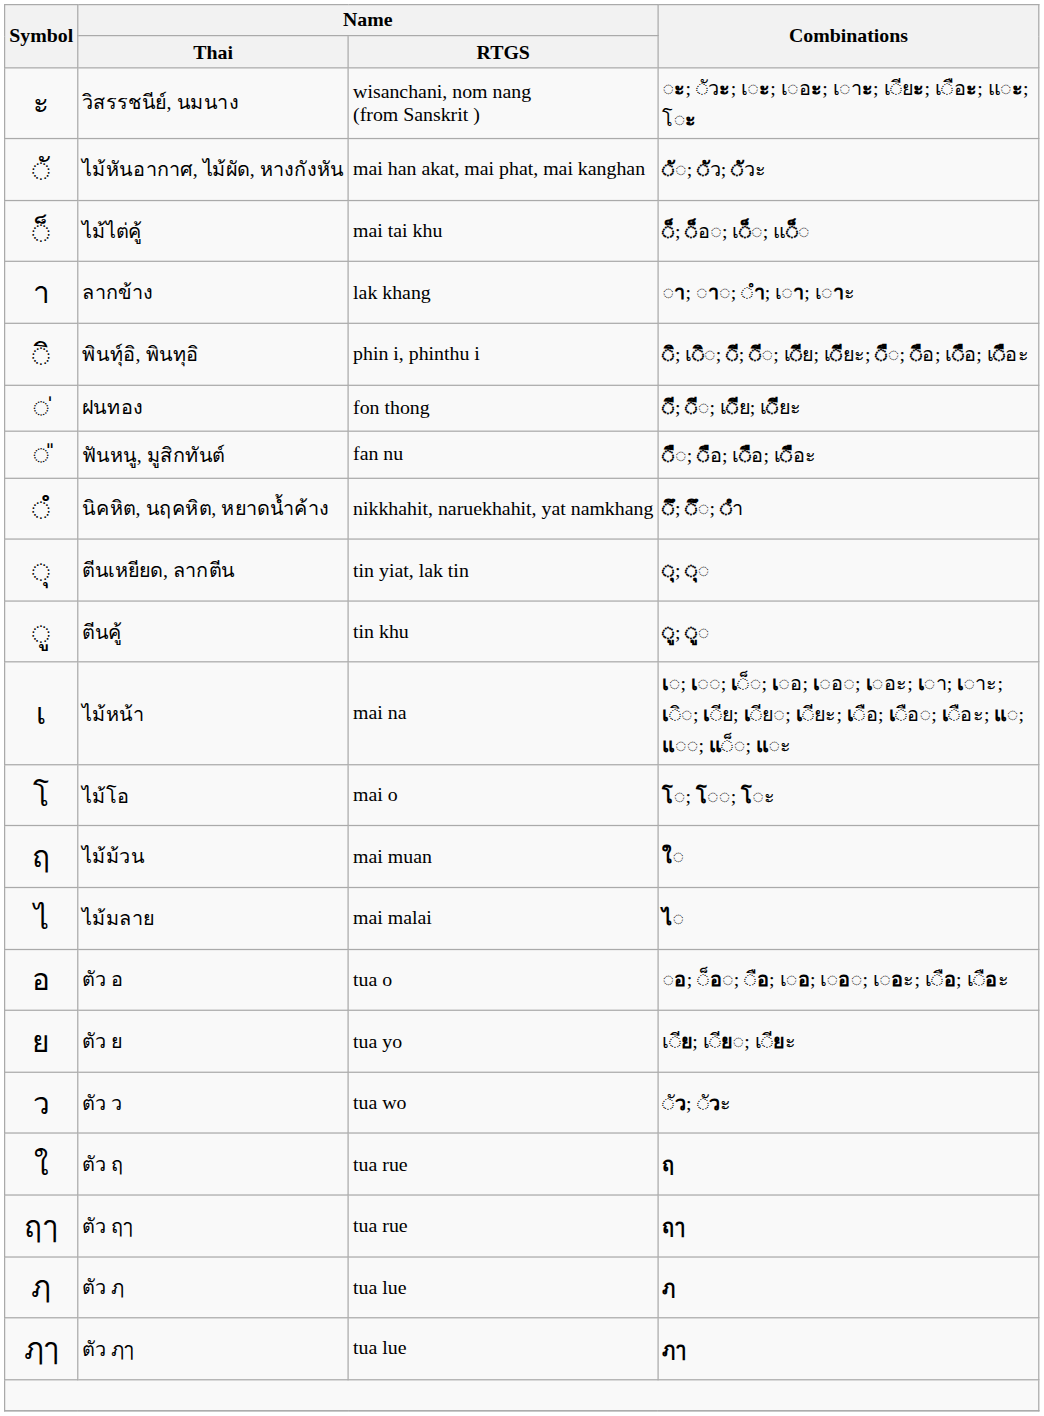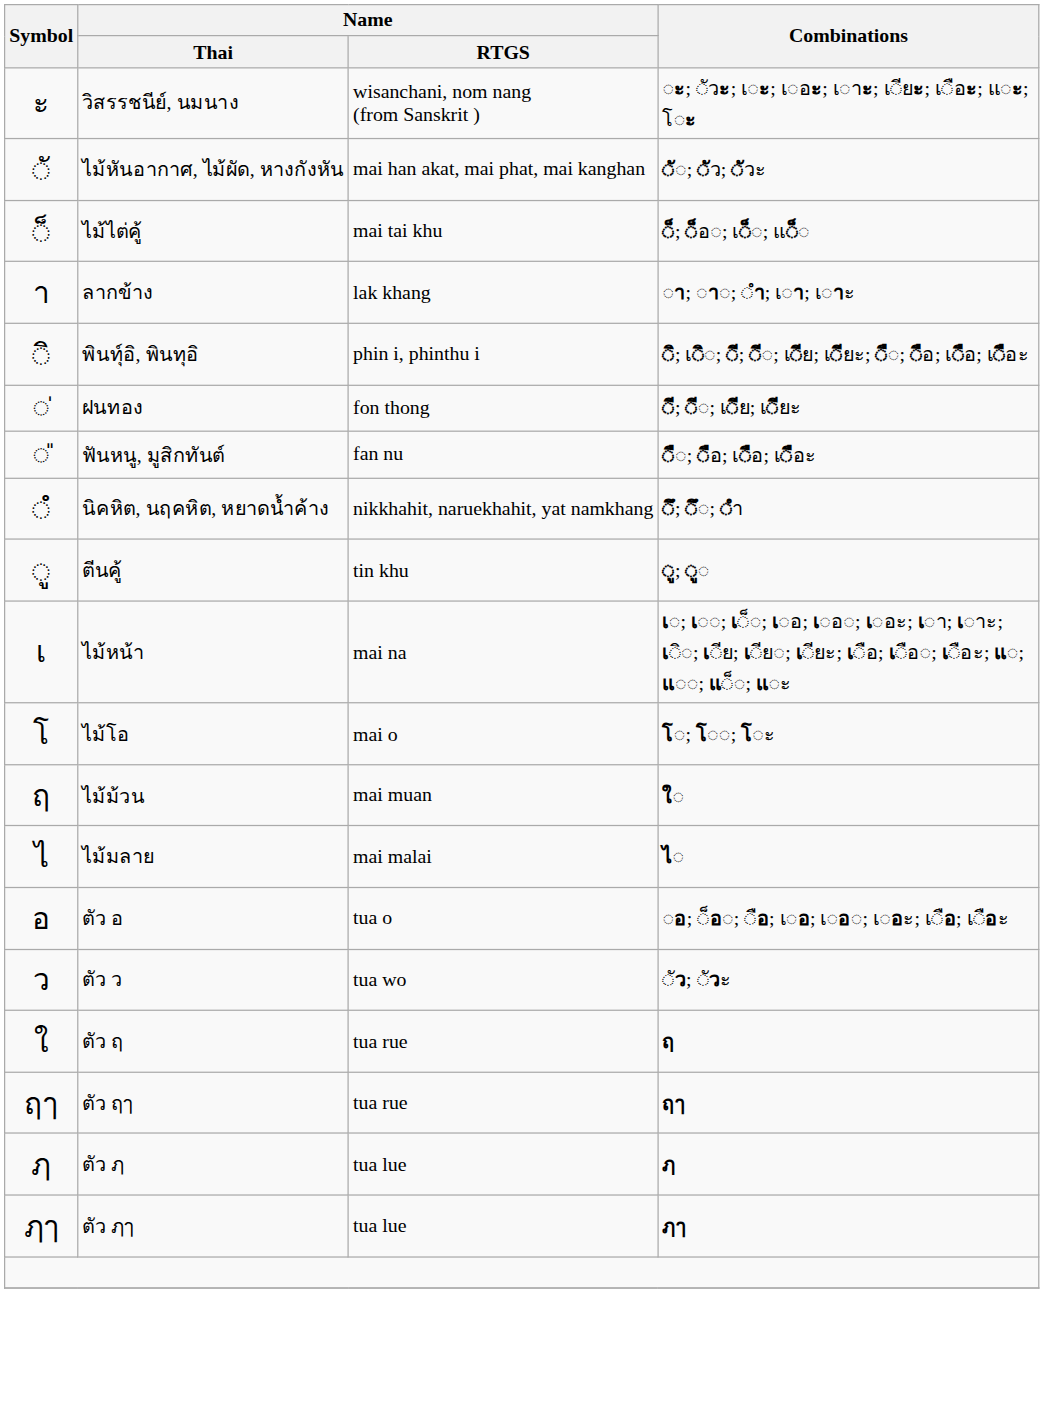- row: (159, 570)
- row: (102, 1041)
